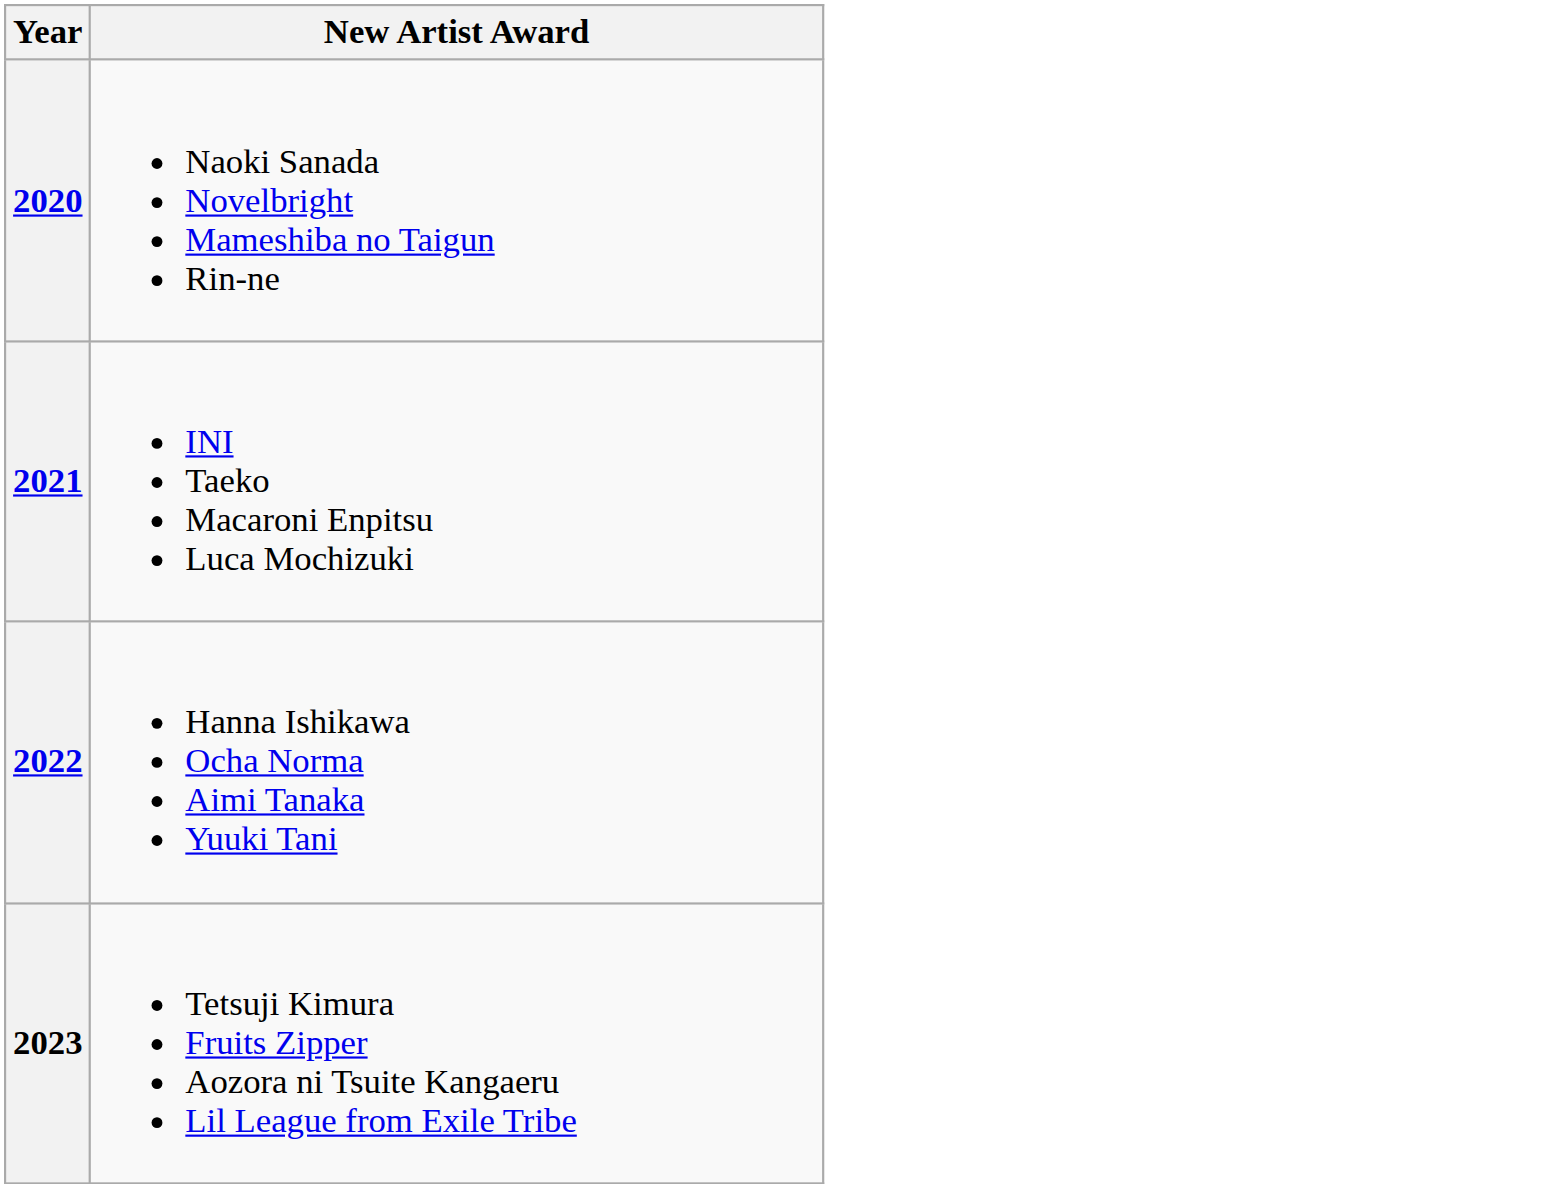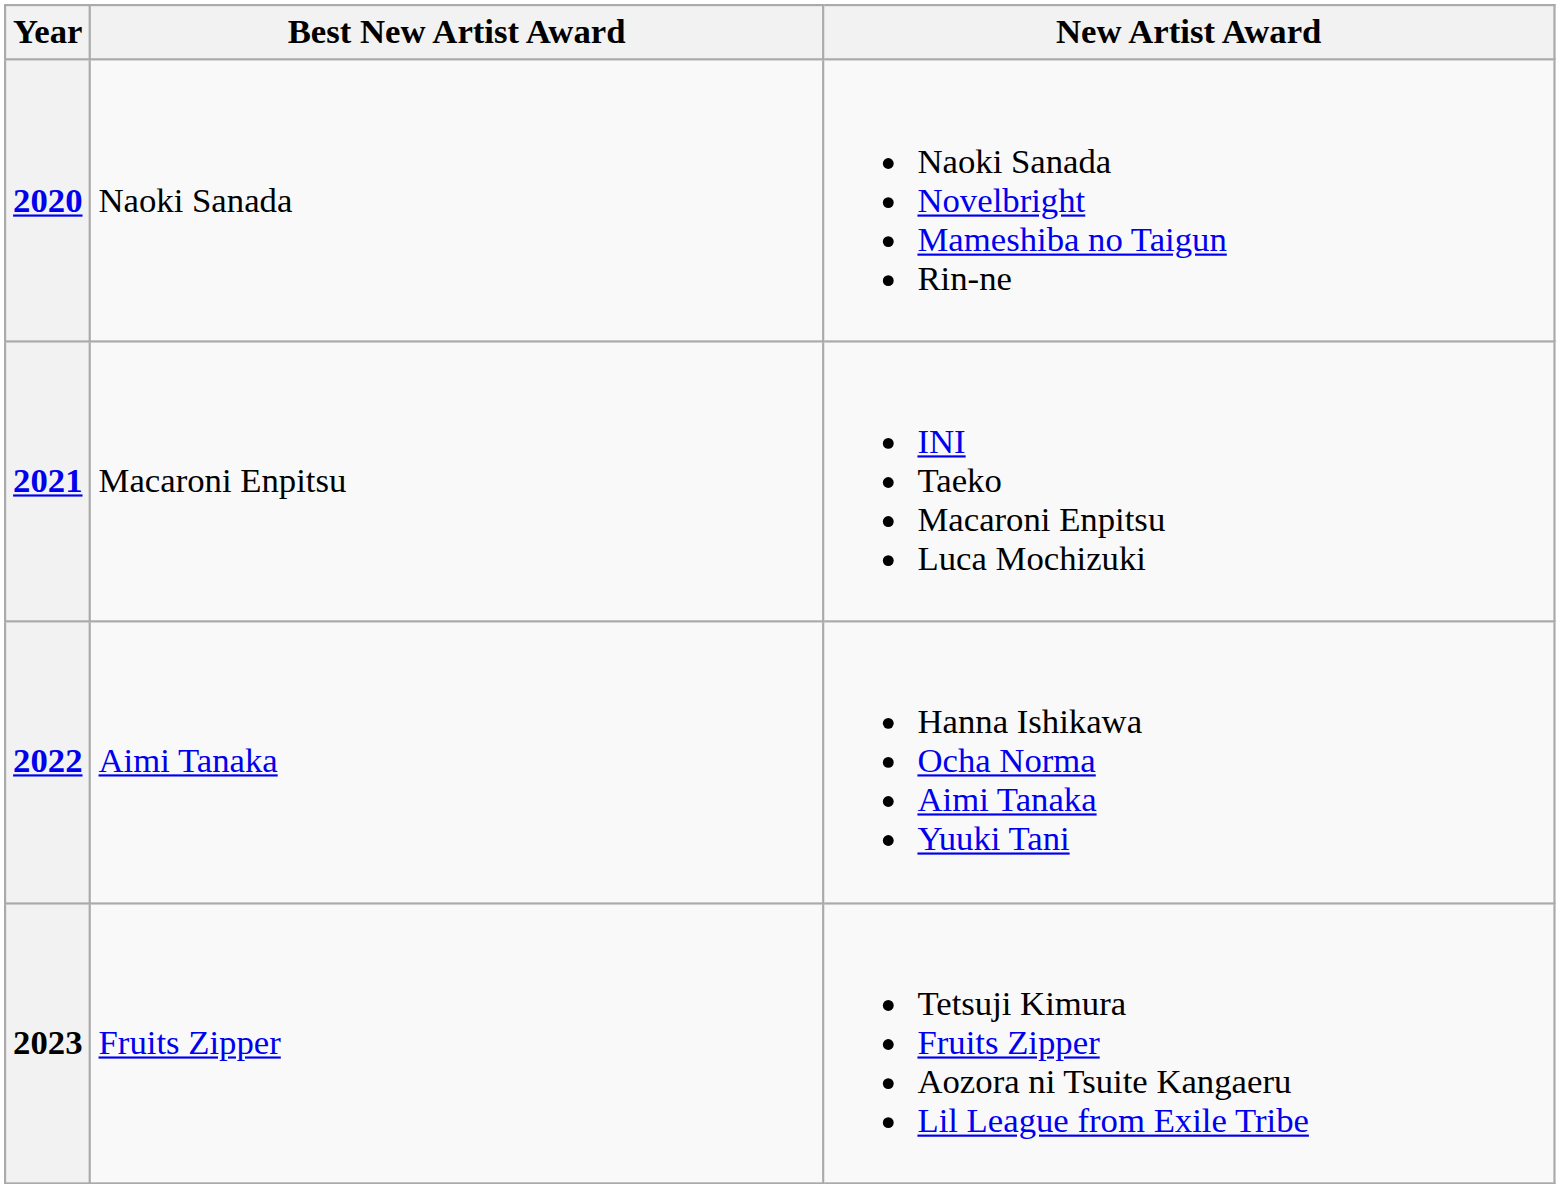+ column: (457, 32)
